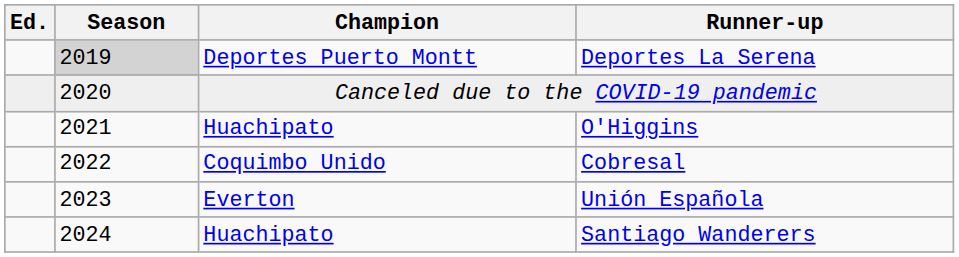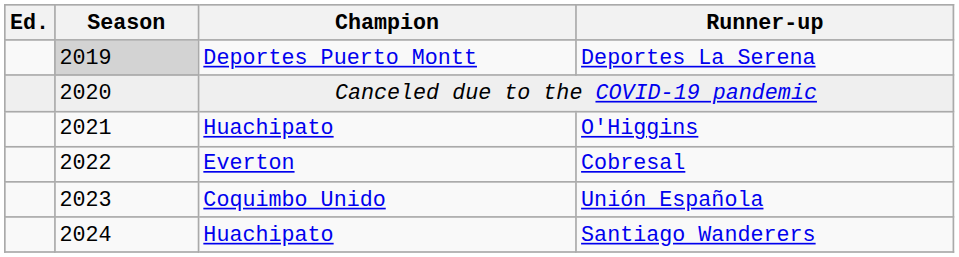(295, 164) Coquimbo Unido -> (249, 164) Everton
(249, 199) Everton -> (295, 199) Coquimbo Unido
